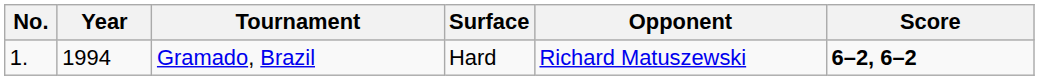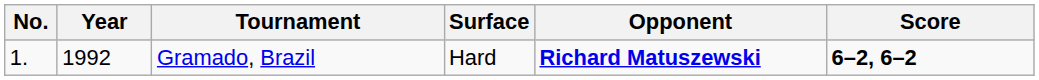(87, 57) 1994 -> (87, 57) 1992
(643, 57) normal -> (650, 57) bold
